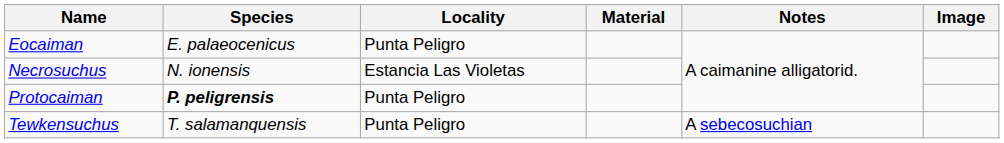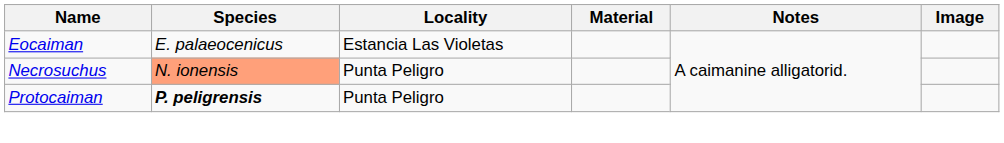(415, 44) Punta Peligro -> (423, 44) Estancia Las Violetas
(209, 71) no background -> (197, 71) lightsalmon background
(444, 71) Estancia Las Violetas -> (393, 71) Punta Peligro
- row: (64, 124)
